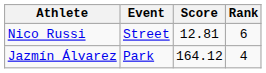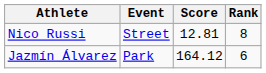(244, 35) 6 -> (244, 35) 8
(244, 56) 4 -> (244, 56) 6
